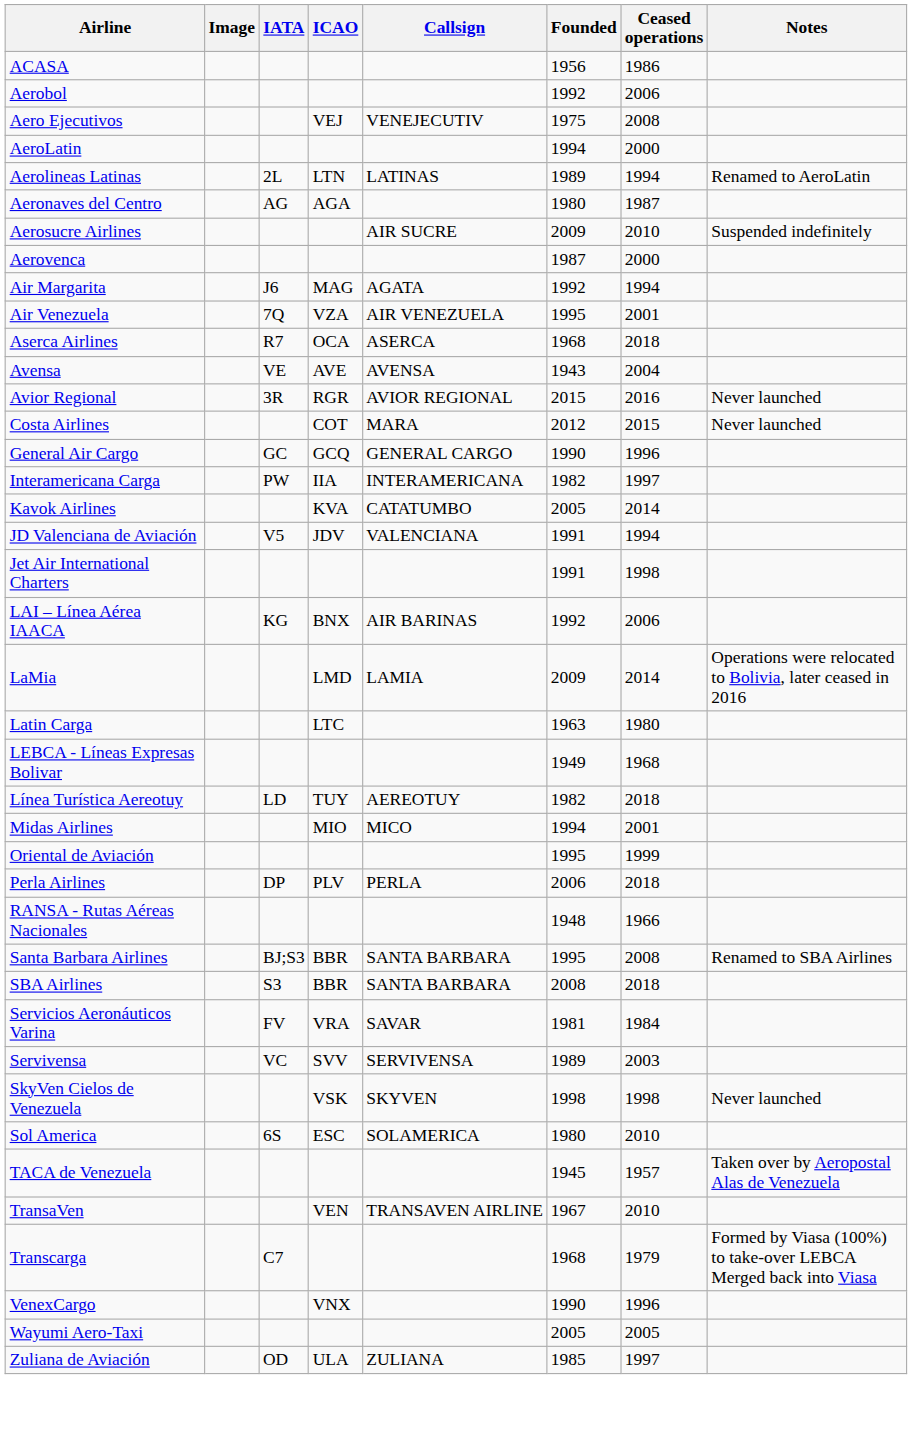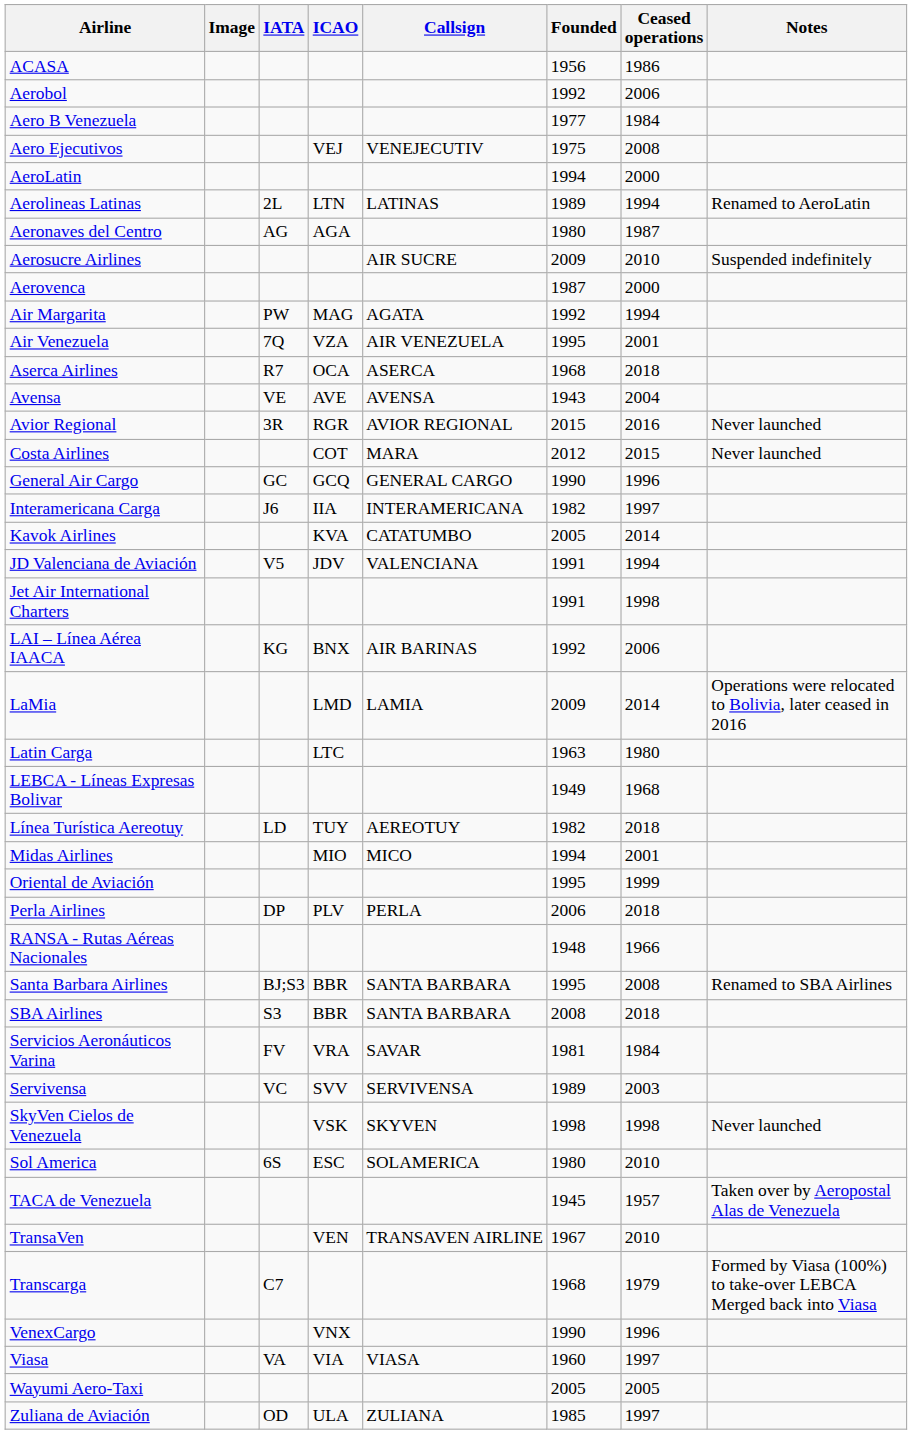+ row: (73, 120)
(271, 286) J6 -> (276, 314) PW
(276, 480) PW -> (271, 508) J6
+ row: (29, 1360)
